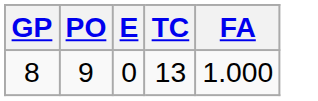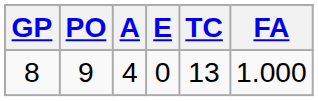+ column: (130, 28)
